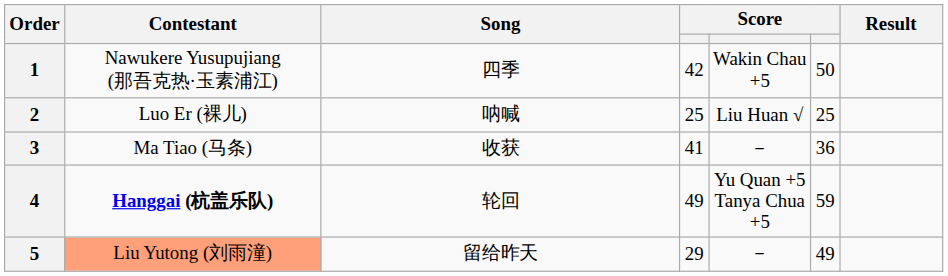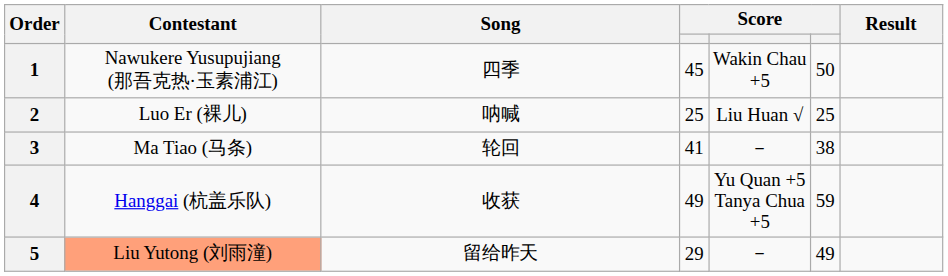(694, 70) 42 -> (694, 70) 45
(501, 147) 收获 -> (501, 147) 轮回
(825, 148) 36 -> (825, 148) 38
(193, 200) bold -> (193, 200) normal
(501, 200) 轮回 -> (501, 200) 收获
